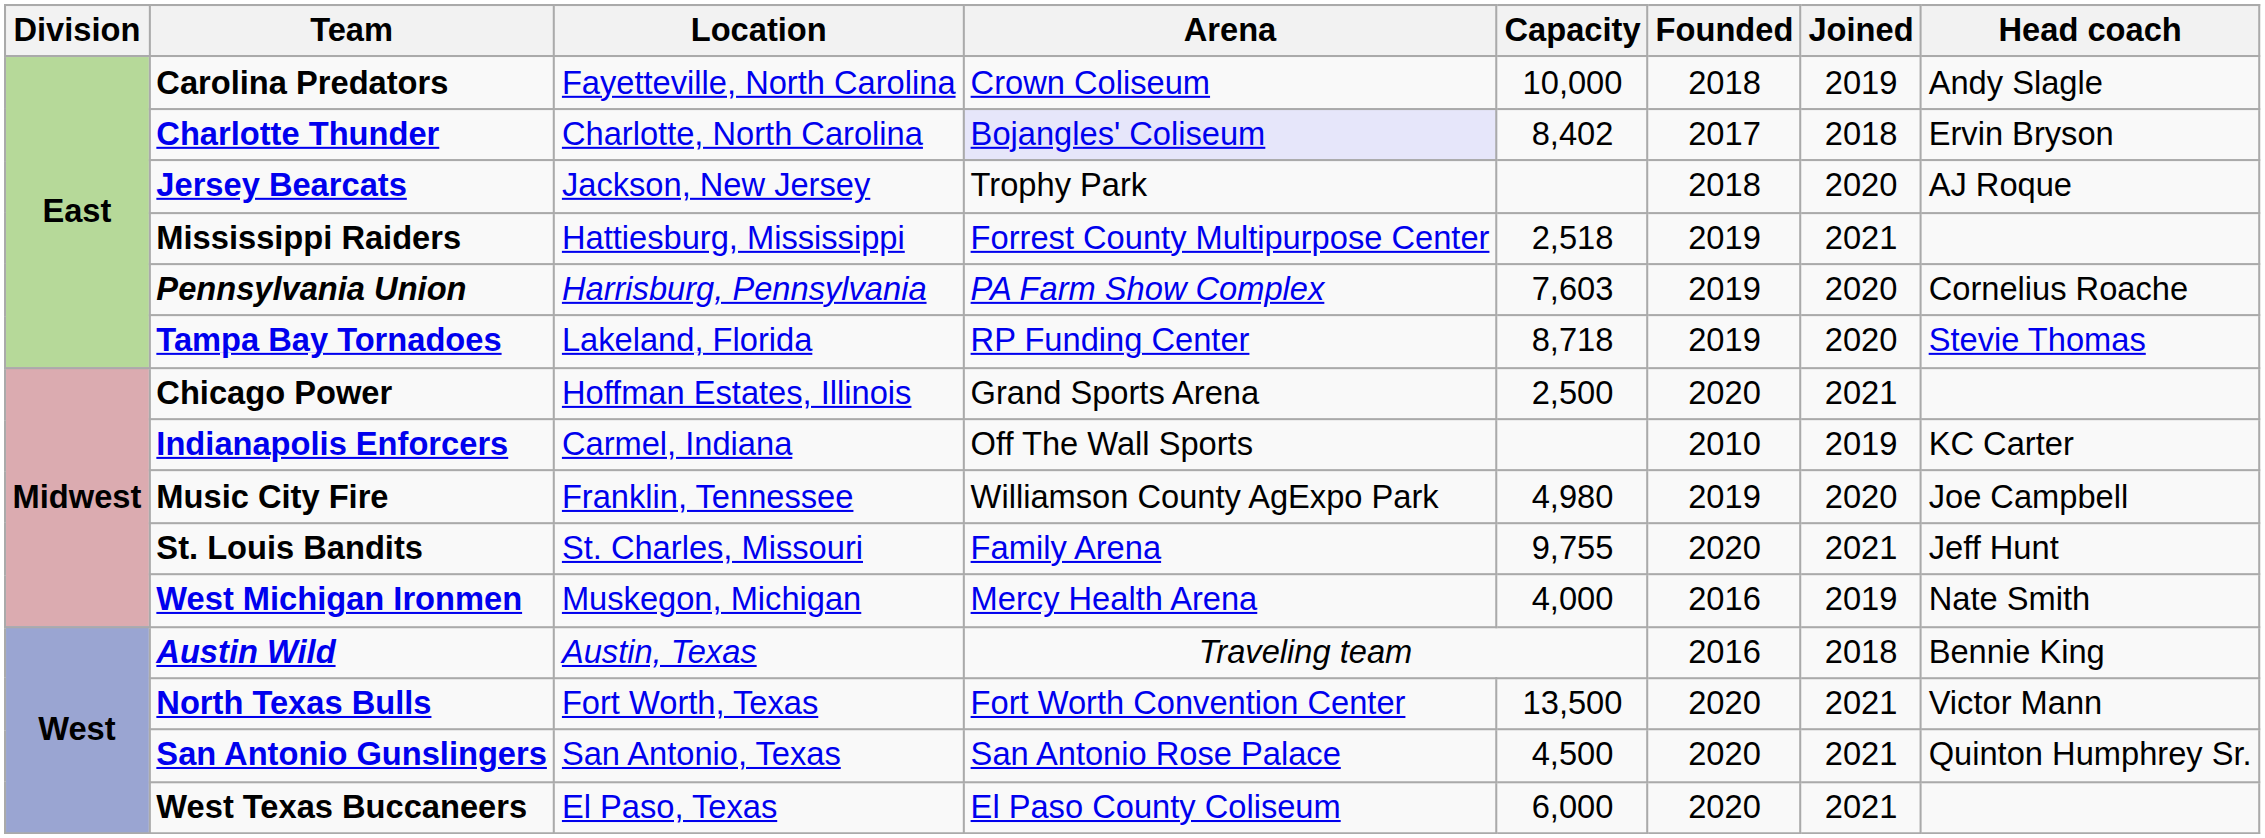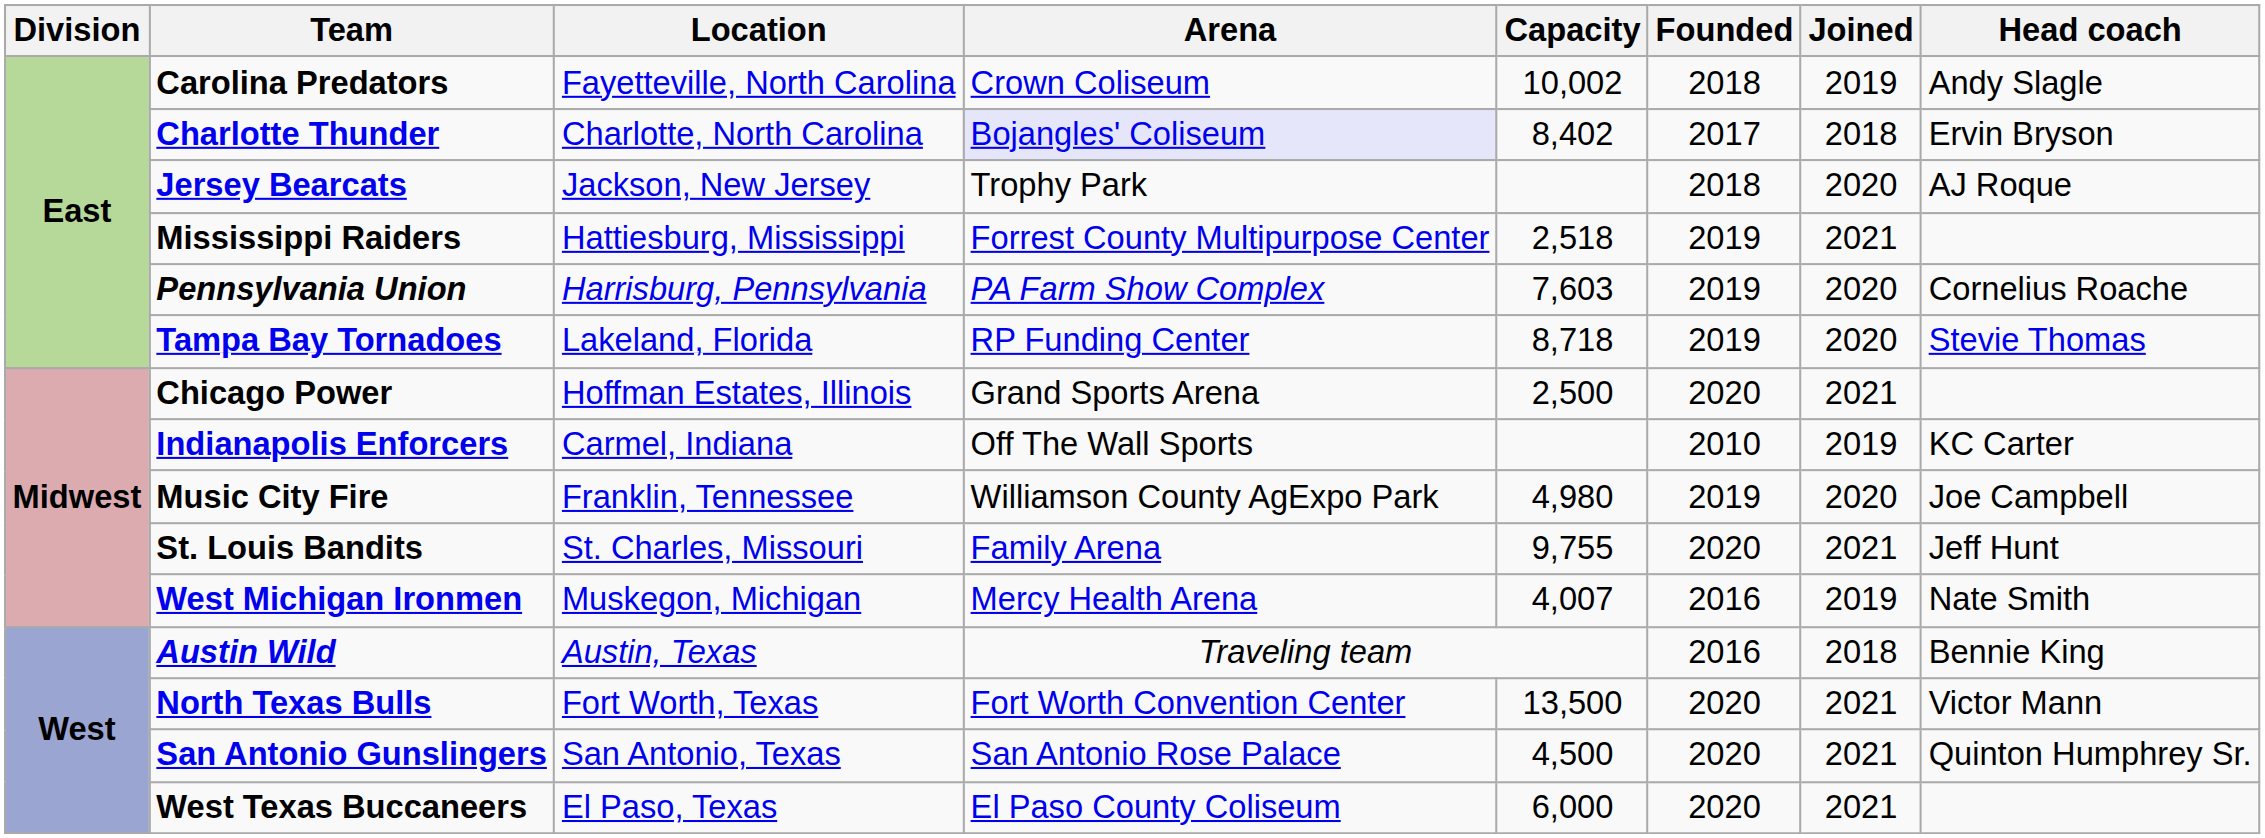(1573, 82) 10,000 -> (1573, 82) 10,002
(1573, 599) 4,000 -> (1573, 599) 4,007
